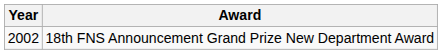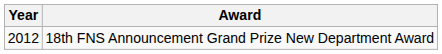(23, 37) 2002 -> (23, 37) 2012
